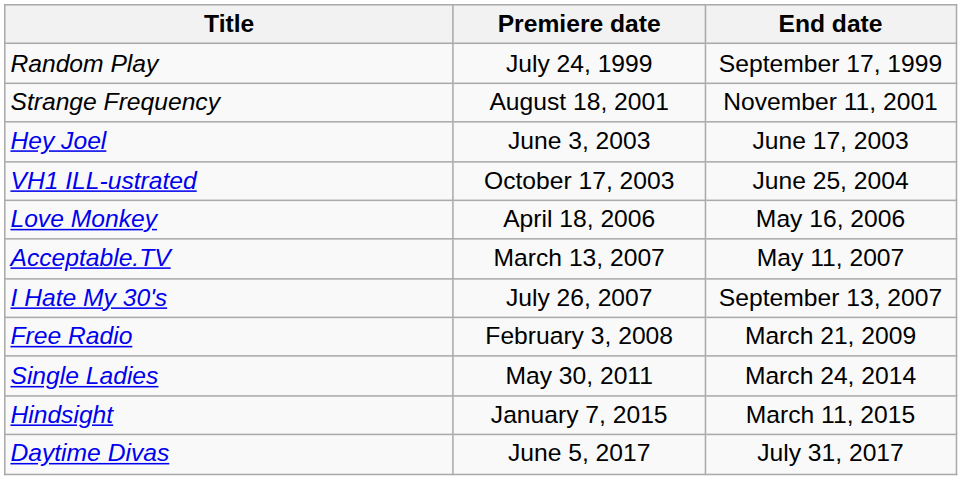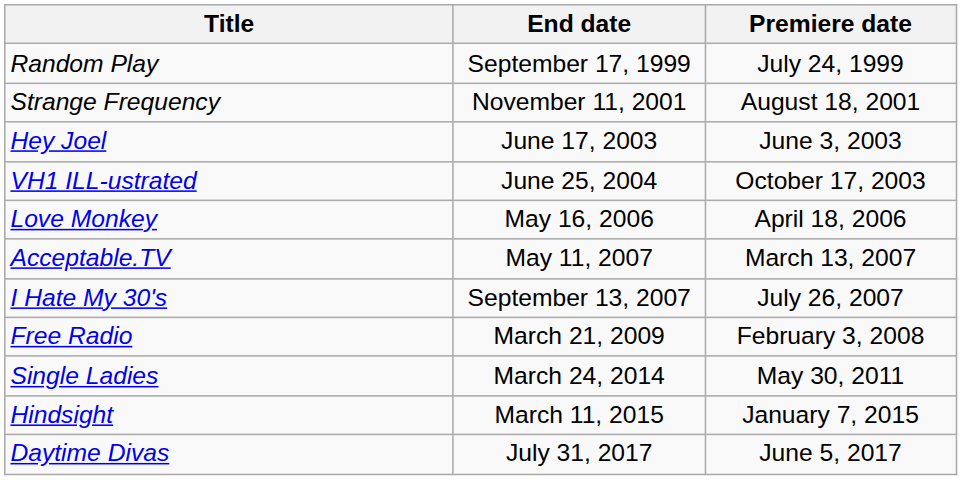columns swapped: (579, 24) <-> (830, 24)
